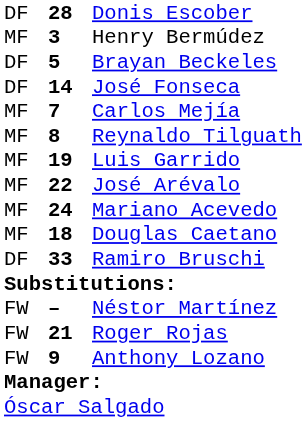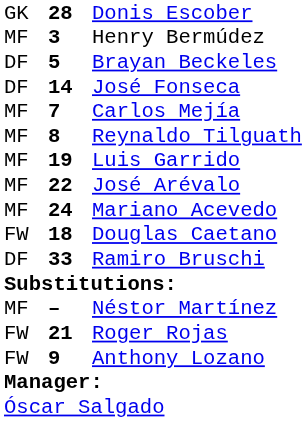(16, 13) DF -> (16, 13) GK
(16, 235) MF -> (16, 235) FW
(16, 309) FW -> (16, 309) MF
